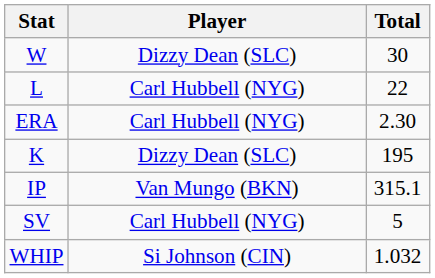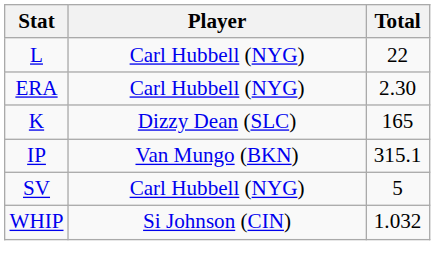- row: (37, 54)
(398, 155) 195 -> (398, 121) 165
